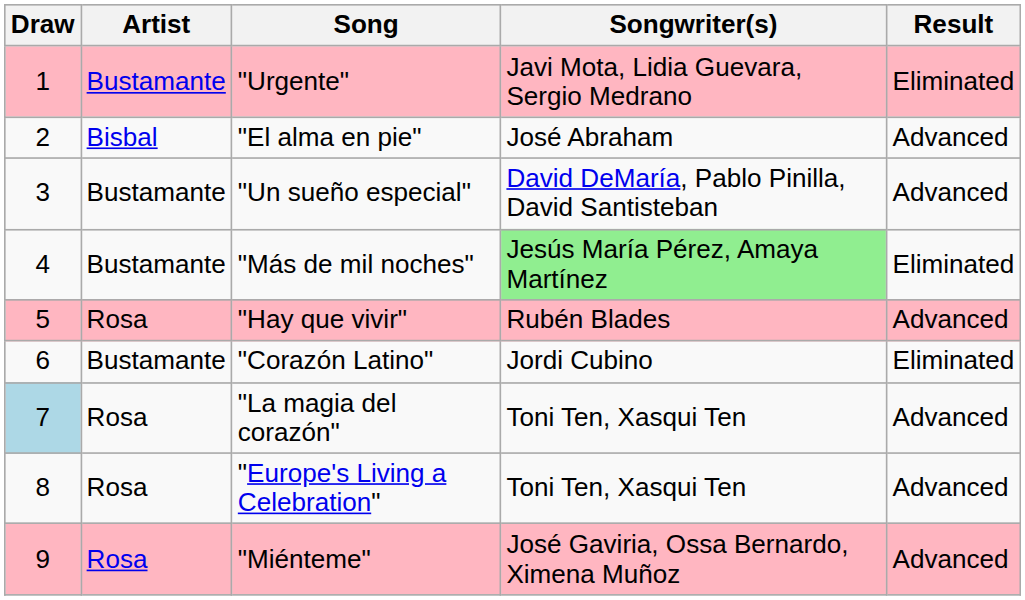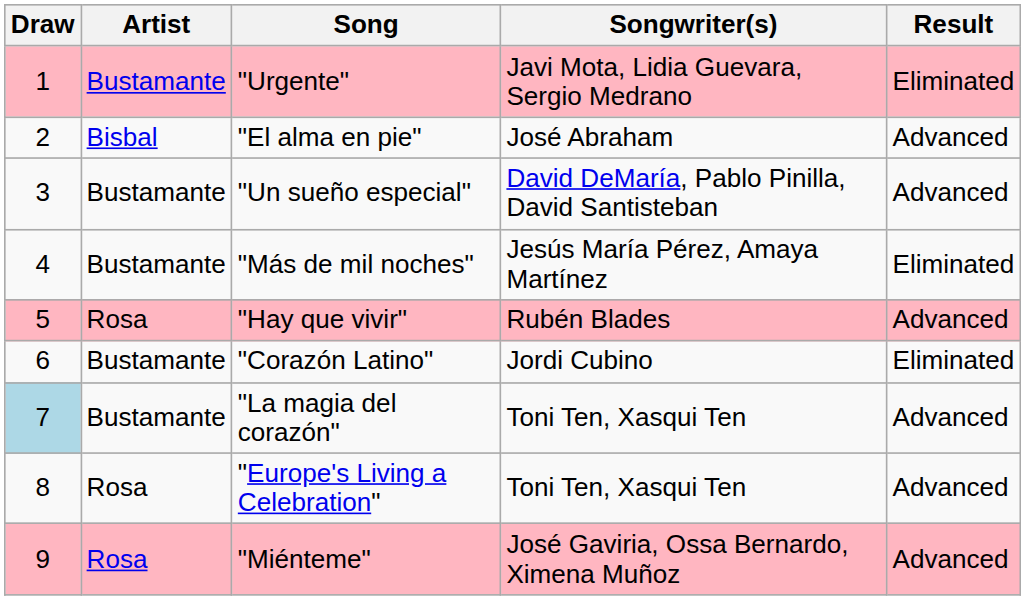(662, 263) lightgreen background -> (662, 263) no background
(117, 417) Rosa -> (156, 417) Bustamante
